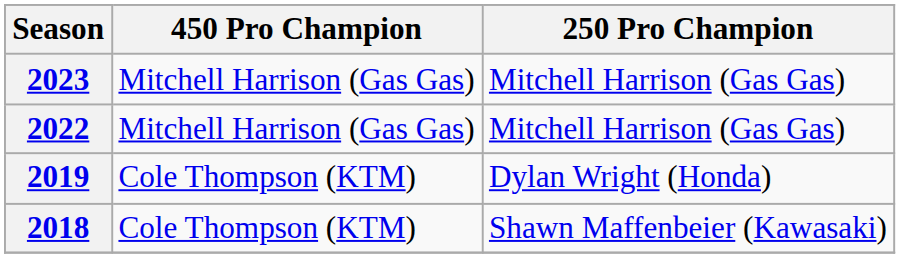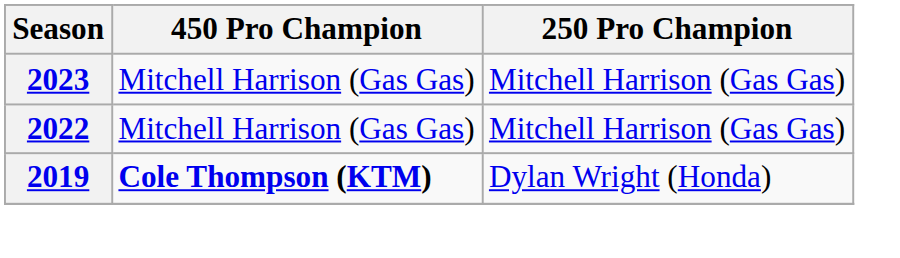(267, 177) normal -> (275, 177) bold
- row: (58, 227)
